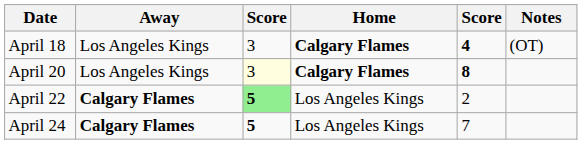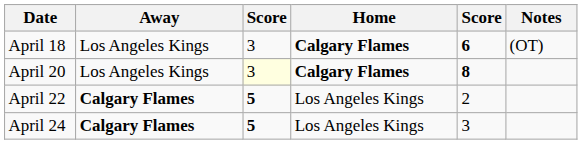(466, 44) 4 -> (466, 44) 6
(251, 98) lightgreen background -> (251, 98) no background
(466, 125) 7 -> (466, 125) 3
